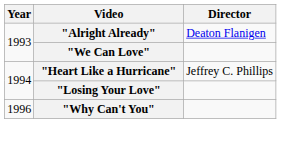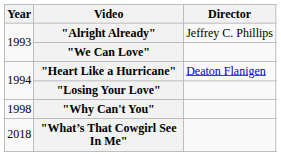(226, 33) Deaton Flanigen -> (230, 33) Jeffrey C. Phillips
(230, 71) Jeffrey C. Phillips -> (226, 71) Deaton Flanigen
(19, 109) 1996 -> (19, 109) 1998
+ row: (109, 134)
